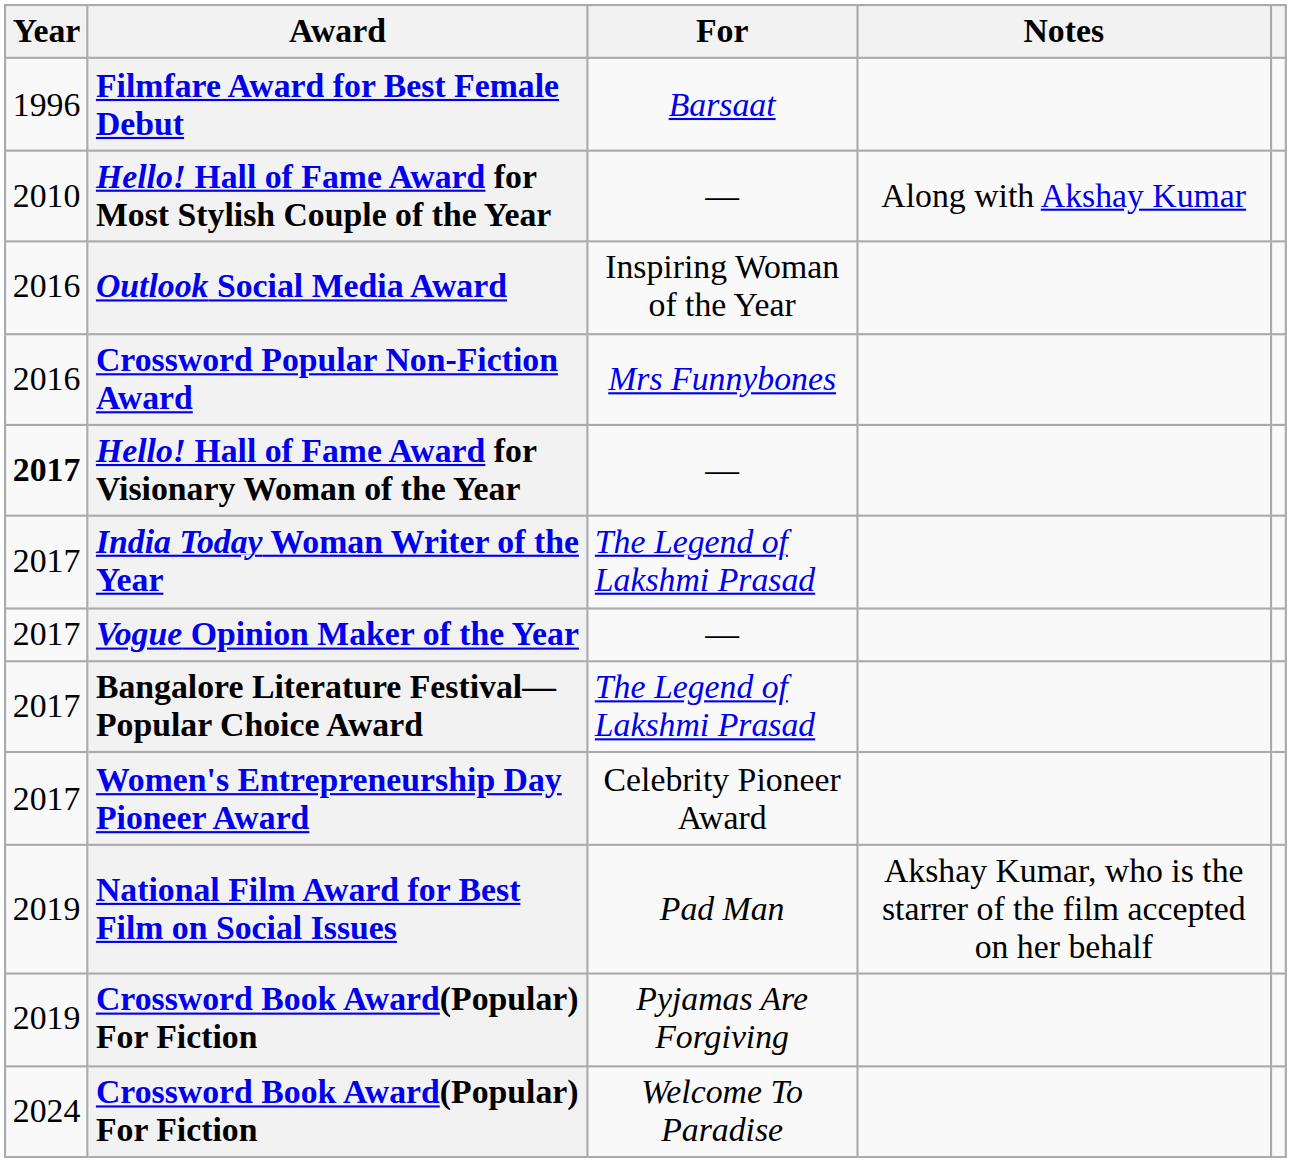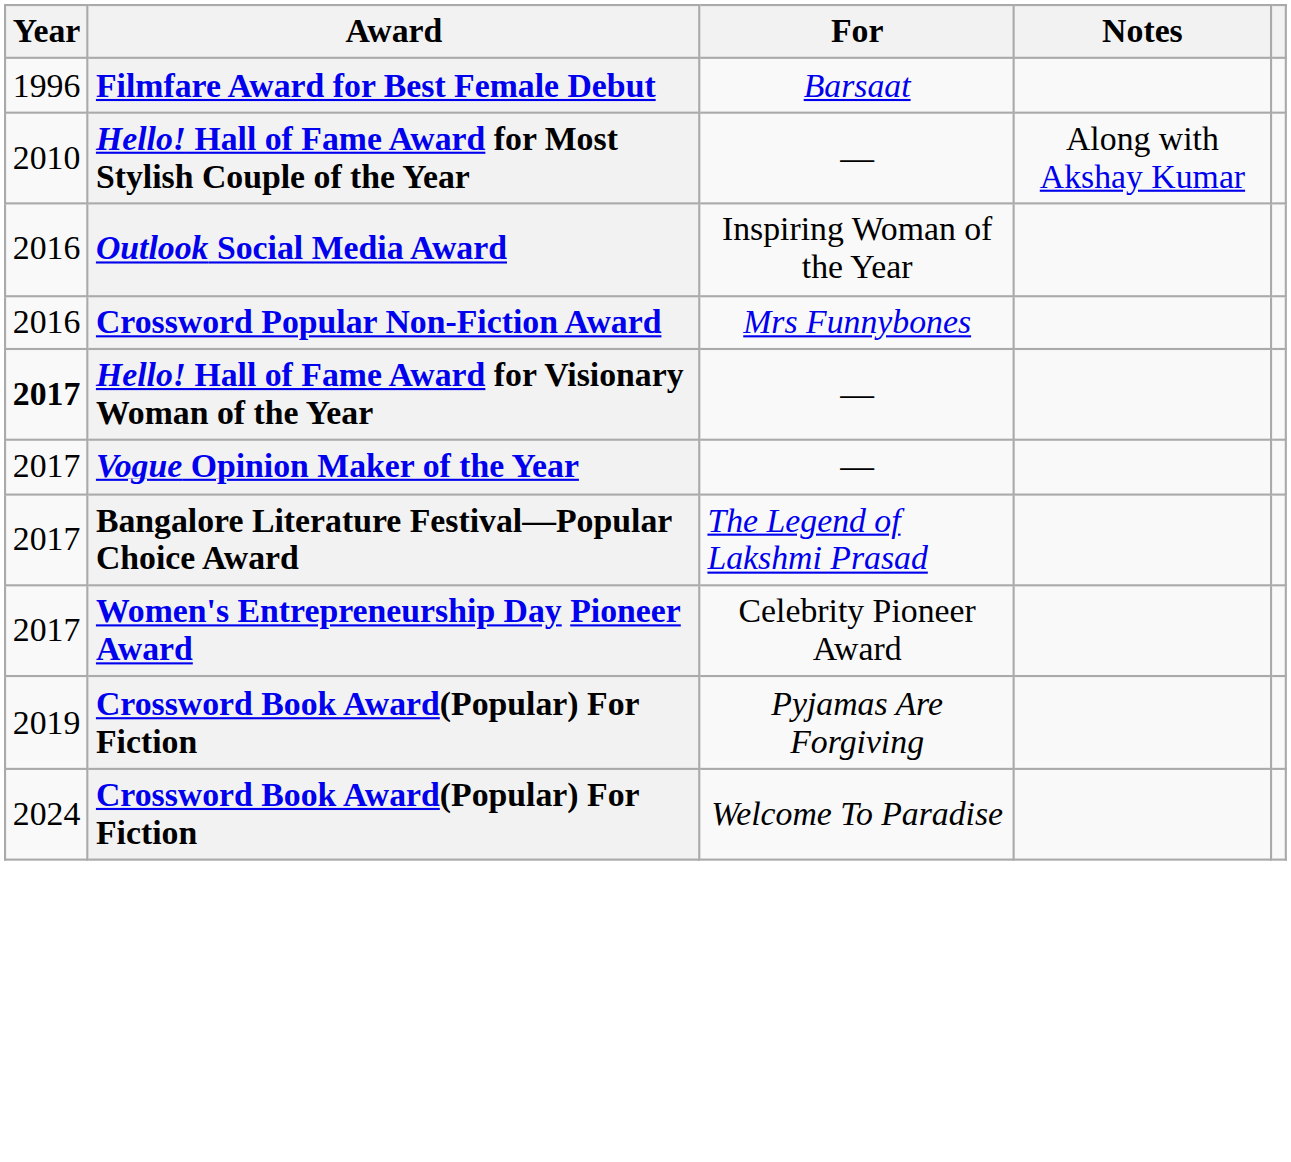- row: (337, 561)
- row: (308, 908)
